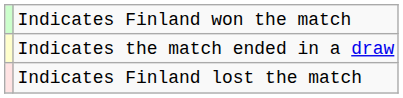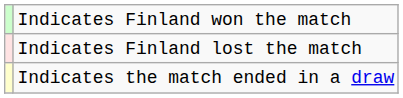rows swapped: (206, 49) <-> (190, 78)
